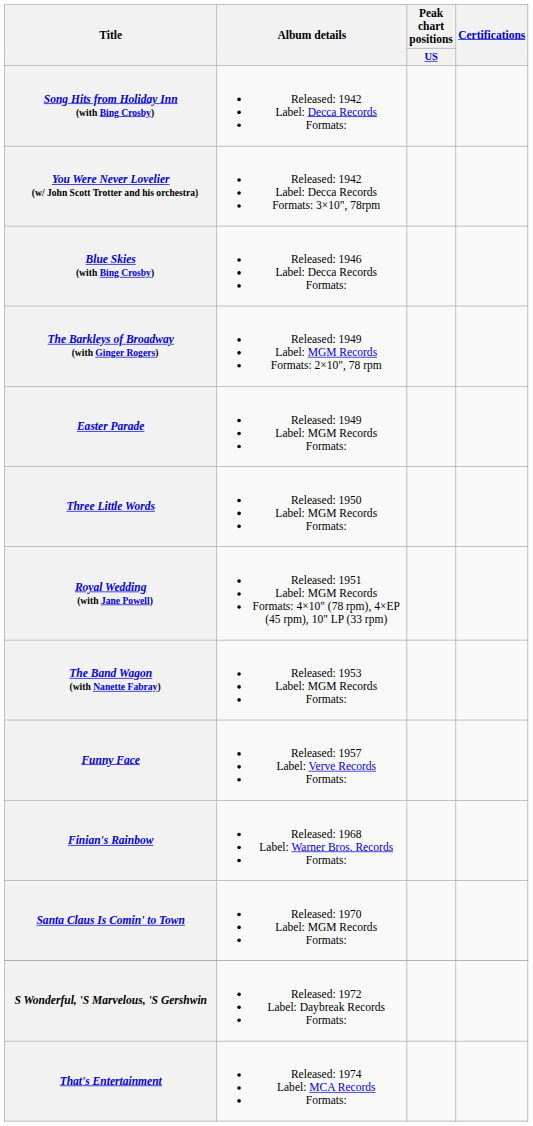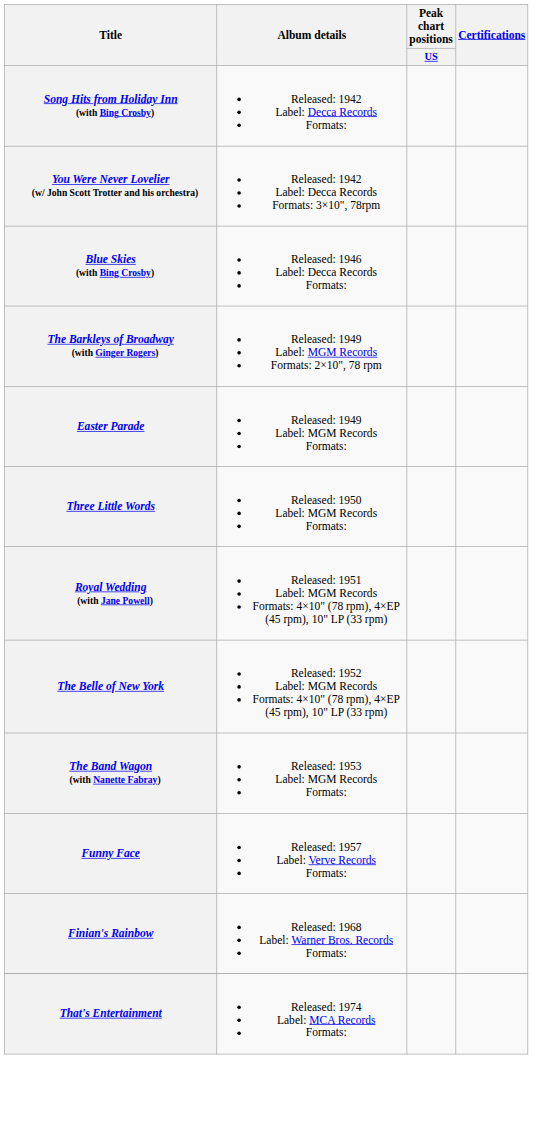+ row: (111, 686)
- row: (111, 920)
- row: (111, 1000)
